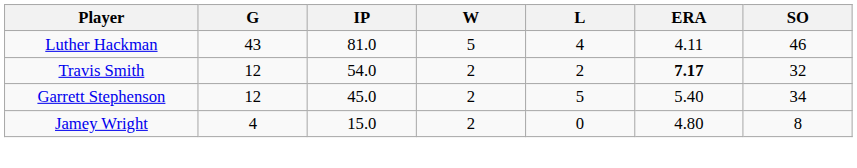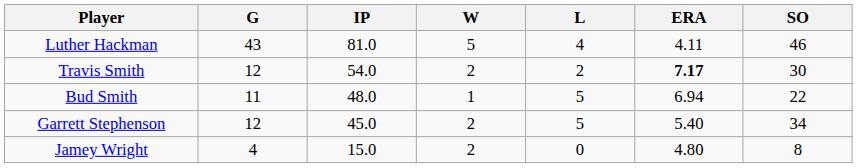(798, 70) 32 -> (798, 70) 30
+ row: (101, 96)
